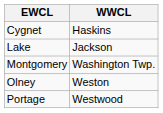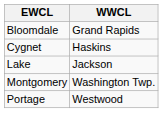+ row: (33, 30)
- row: (21, 82)
